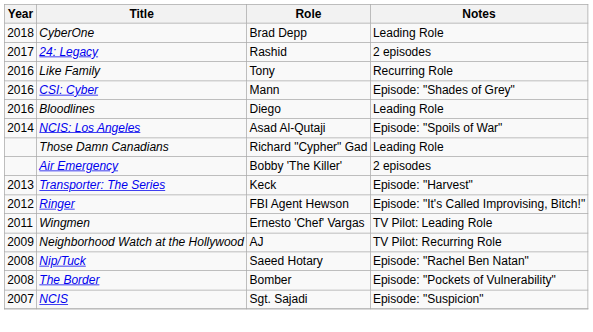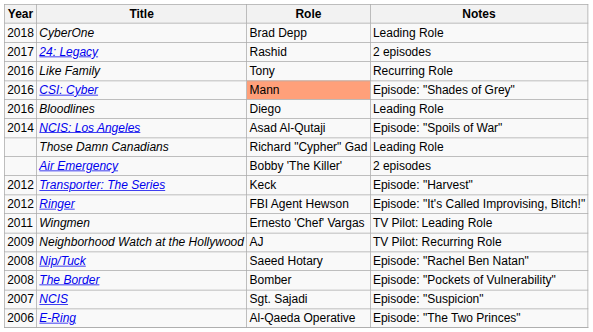(264, 90) no background -> (264, 90) lightsalmon background
(20, 185) 2013 -> (20, 185) 2012
+ row: (58, 318)
